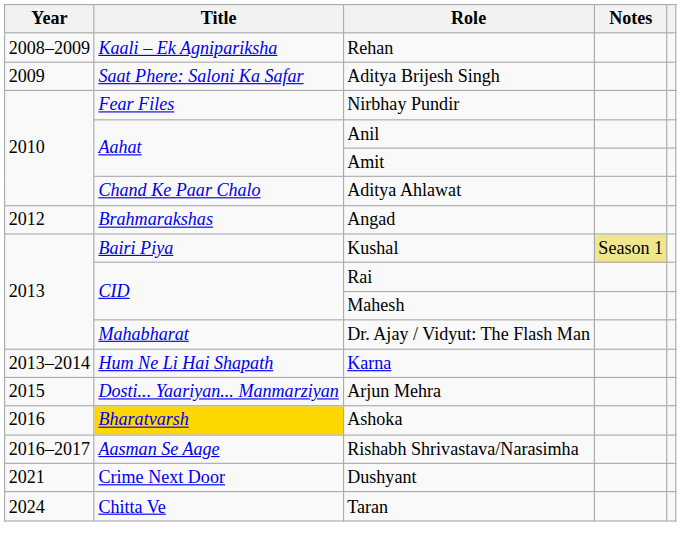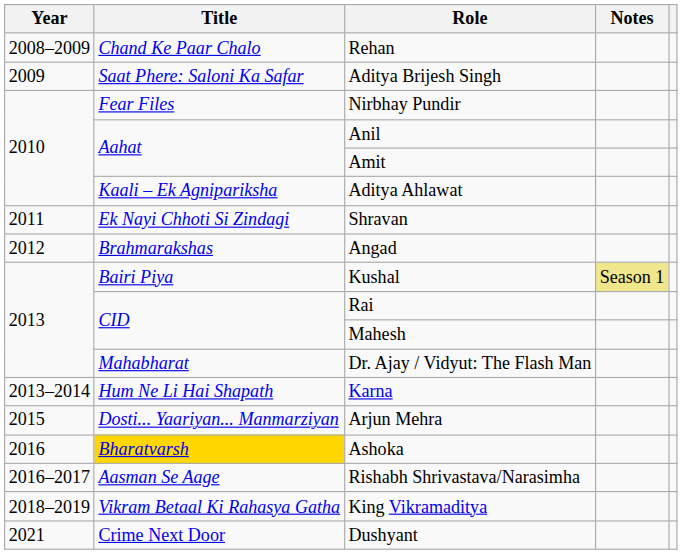(188, 47) Kaali – Ek Agnipariksha -> (180, 47) Chand Ke Paar Chalo
(180, 190) Chand Ke Paar Chalo -> (188, 190) Kaali – Ek Agnipariksha
+ row: (378, 219)
+ row: (418, 506)
- row: (368, 506)
